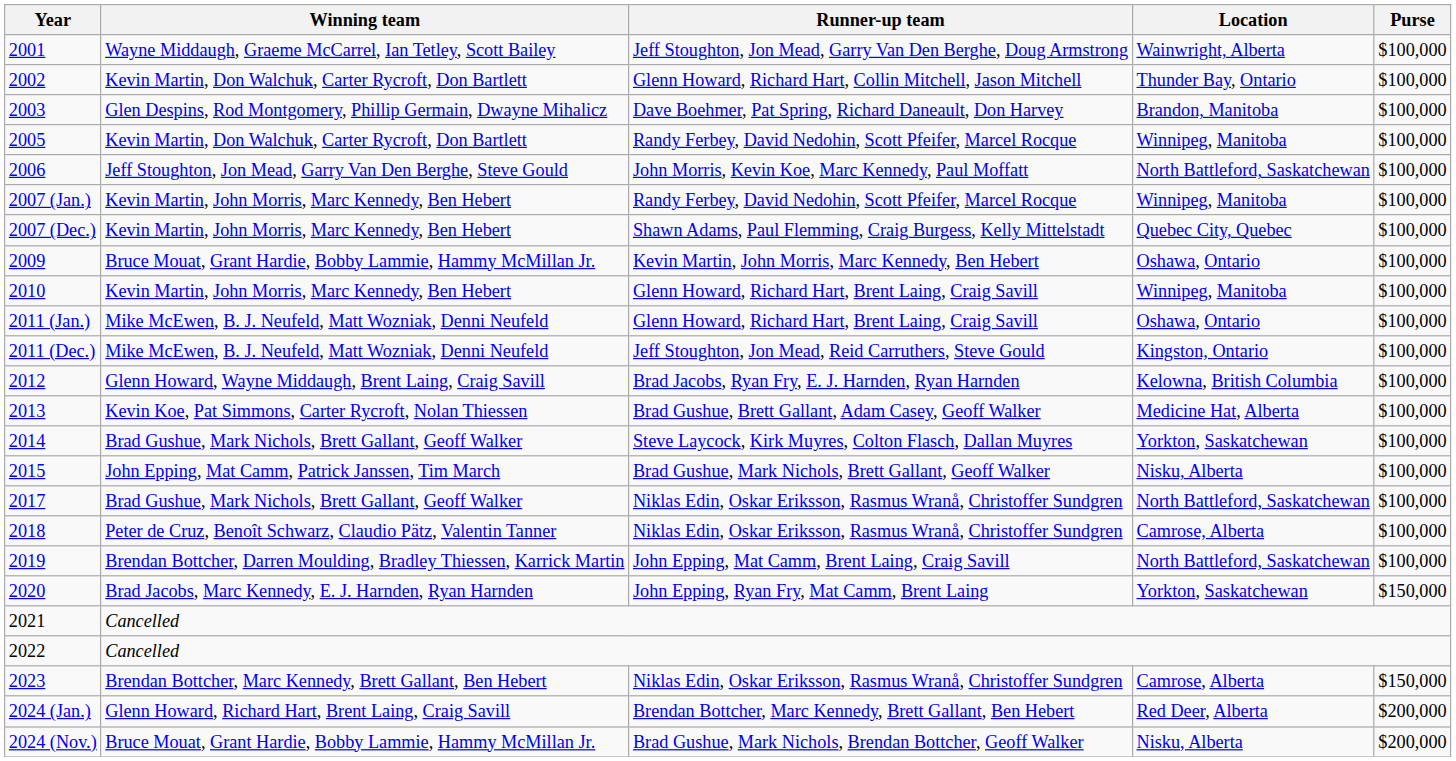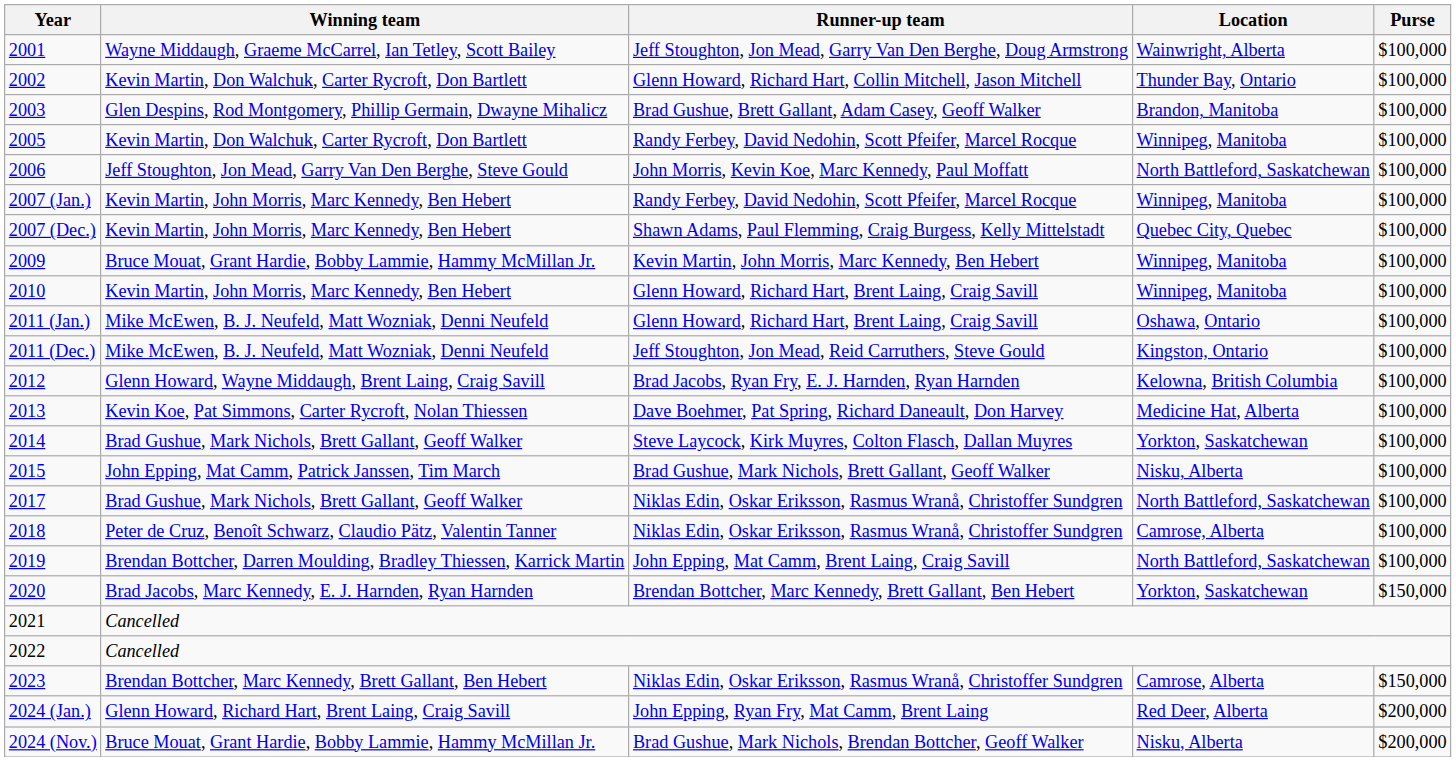(848, 109) Dave Boehmer, Pat Spring, Richard Daneault, Don Harvey -> (837, 109) Brad Gushue, Brett Gallant, Adam Casey, Geoff Walker
(1198, 260) Oshawa, Ontario -> (1212, 260) Winnipeg, Manitoba
(837, 410) Brad Gushue, Brett Gallant, Adam Casey, Geoff Walker -> (848, 410) Dave Boehmer, Pat Spring, Richard Daneault, Don Harvey
(811, 591) John Epping, Ryan Fry, Mat Camm, Brent Laing -> (854, 591) Brendan Bottcher, Marc Kennedy, Brett Gallant, Ben Hebert
(854, 711) Brendan Bottcher, Marc Kennedy, Brett Gallant, Ben Hebert -> (811, 711) John Epping, Ryan Fry, Mat Camm, Brent Laing
